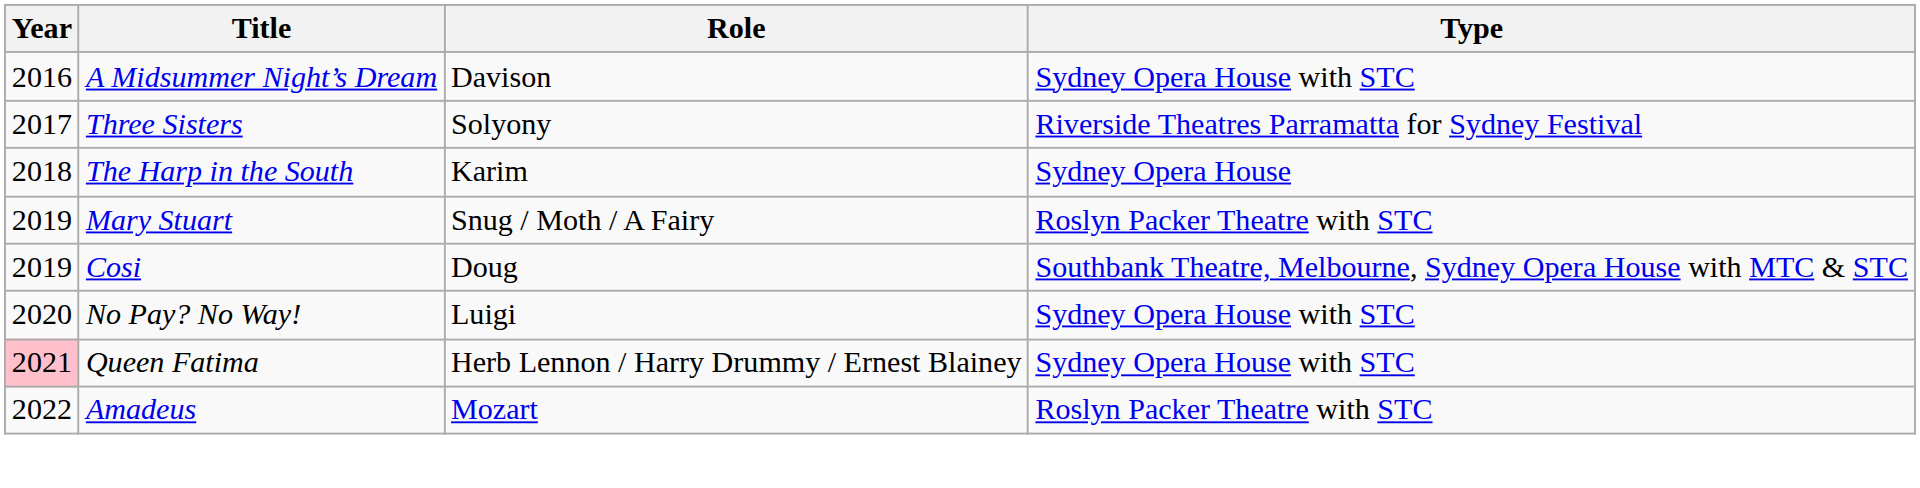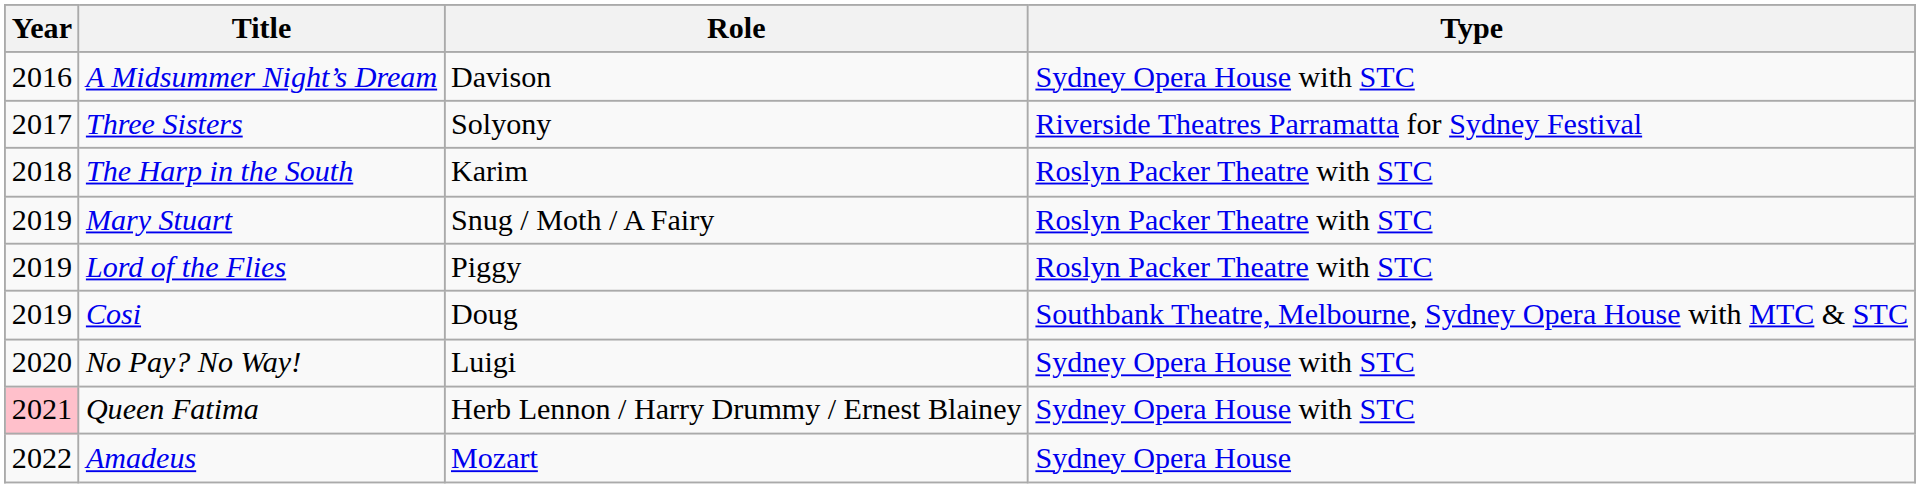(1163, 171) Sydney Opera House -> (1234, 171) Roslyn Packer Theatre with STC
+ row: (186, 266)
(1234, 409) Roslyn Packer Theatre with STC -> (1163, 457) Sydney Opera House
